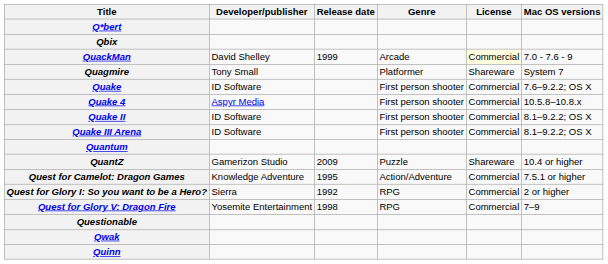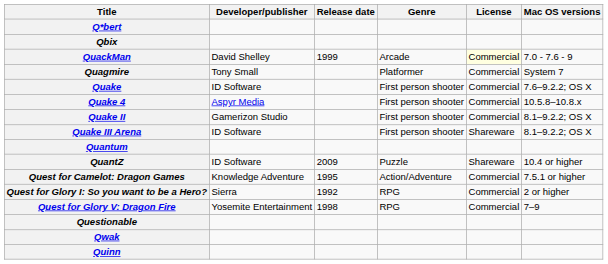(492, 71) Shareware -> (494, 71) Commercial
(236, 116) ID Software -> (250, 116) Gamerizon Studio
(494, 131) Commercial -> (492, 131) Shareware
(250, 162) Gamerizon Studio -> (236, 162) ID Software
